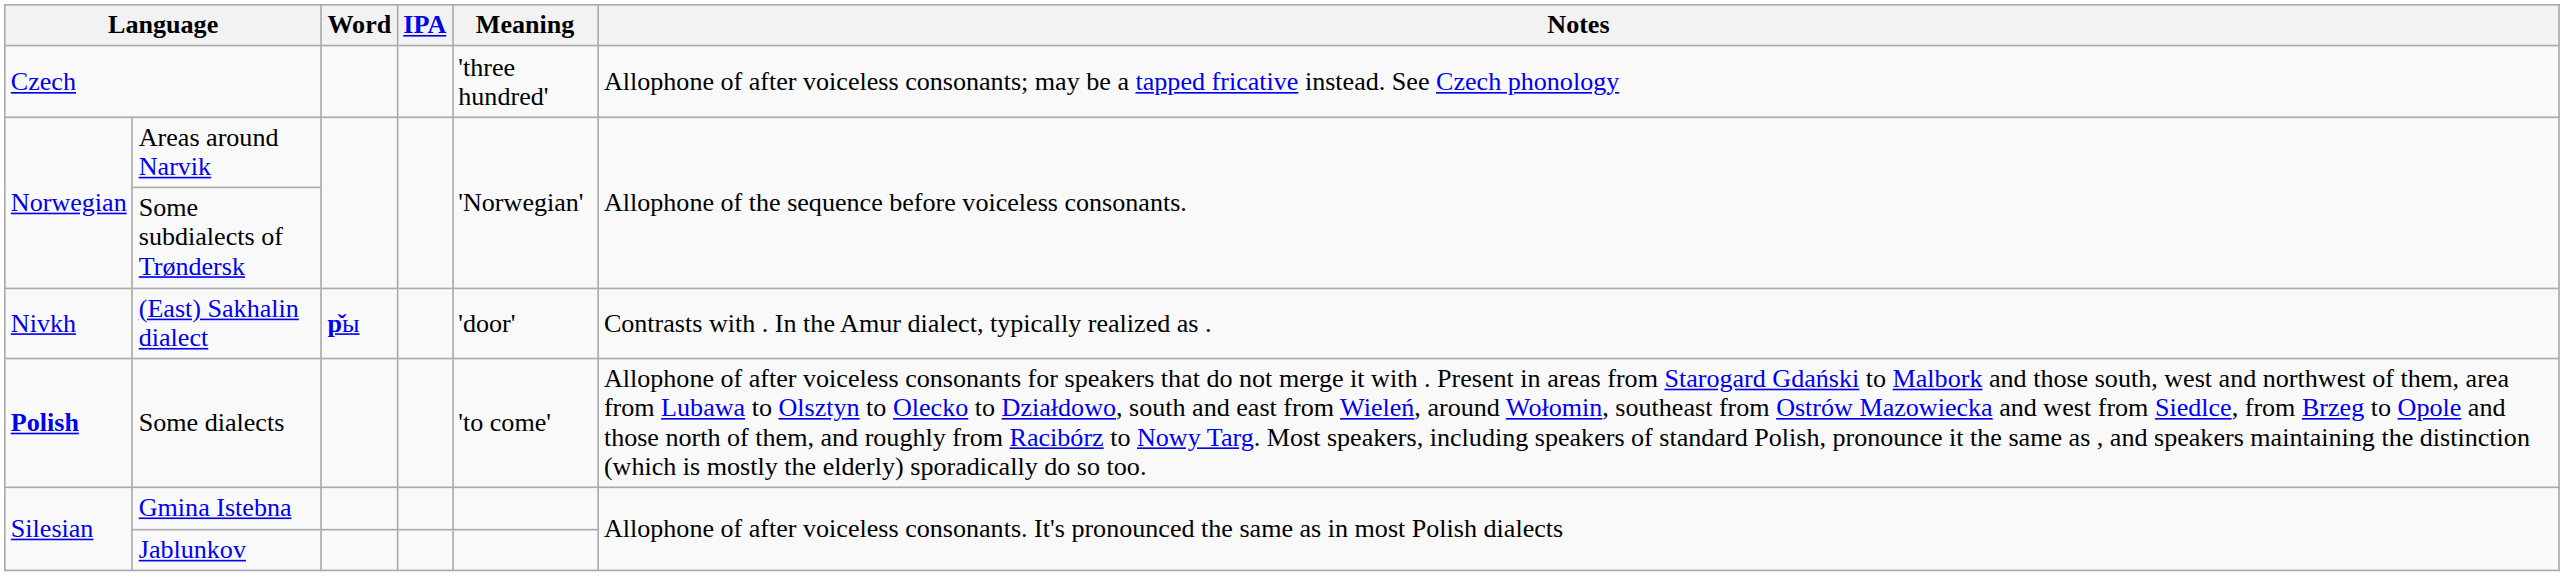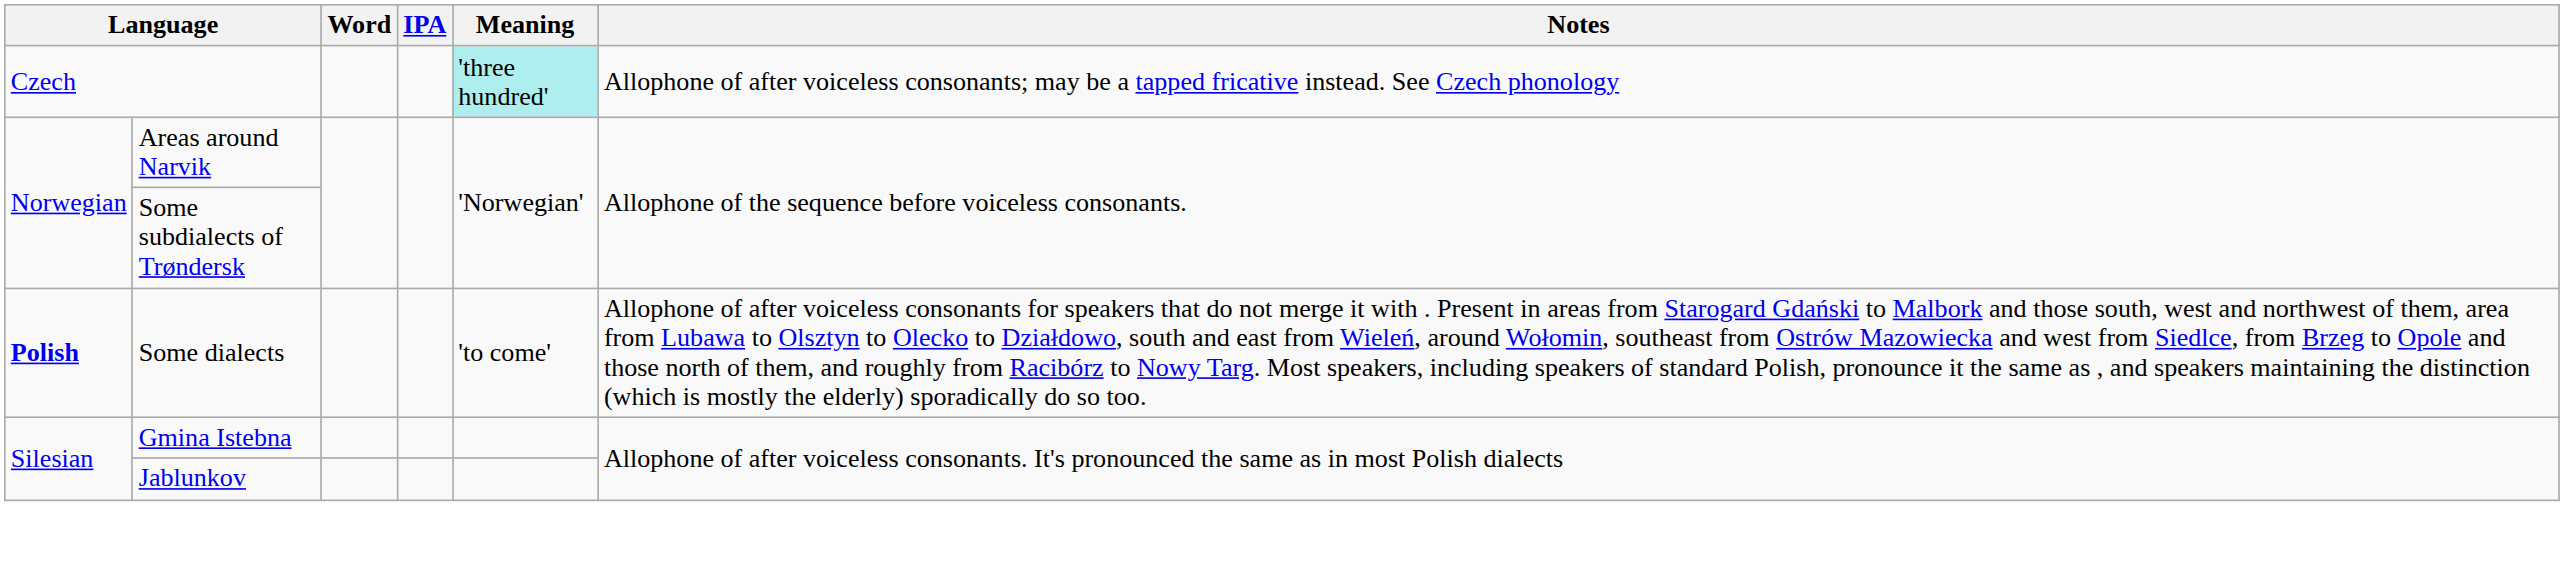(503, 81) no background -> (503, 81) paleturquoise background
- row: (219, 322)
